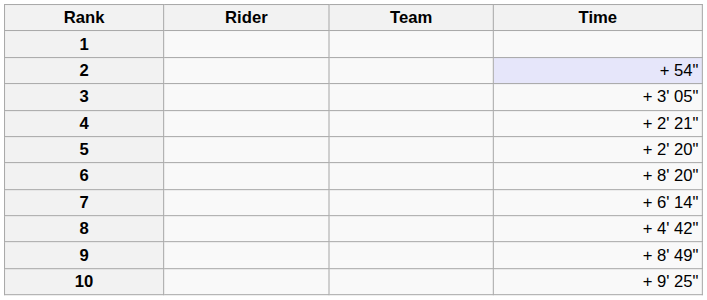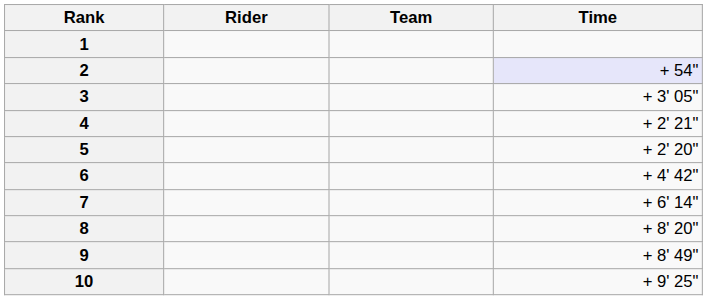(671, 176) + 8' 20" -> (671, 176) + 4' 42"
(671, 228) + 4' 42" -> (671, 228) + 8' 20"
